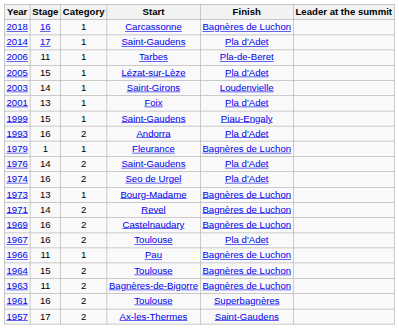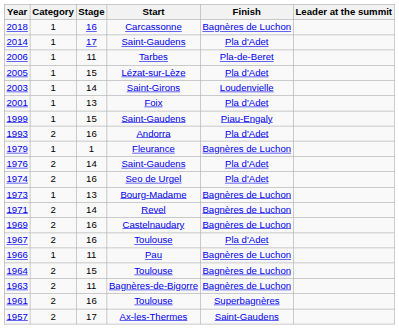columns swapped: (45, 12) <-> (84, 12)
